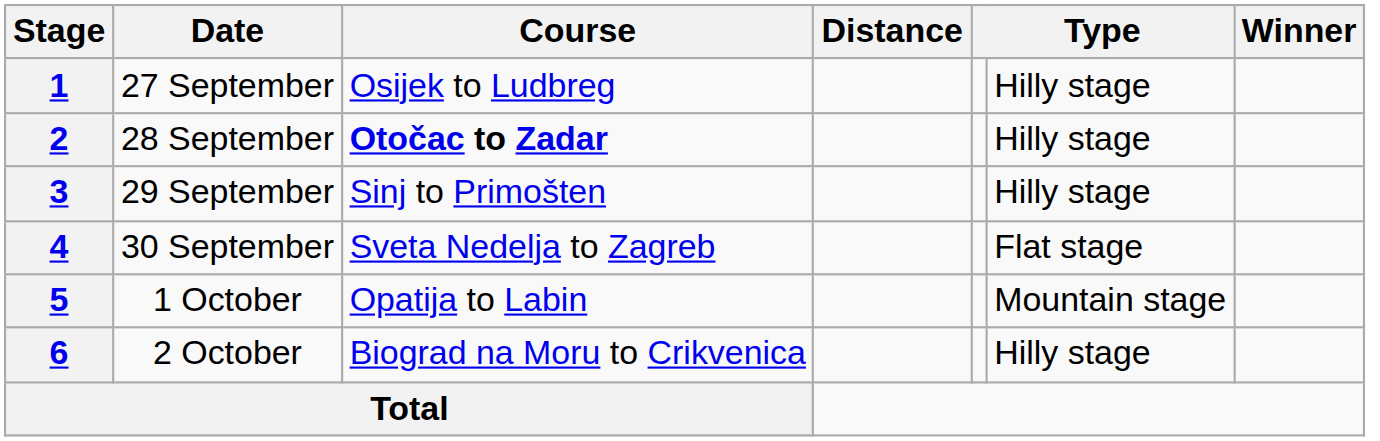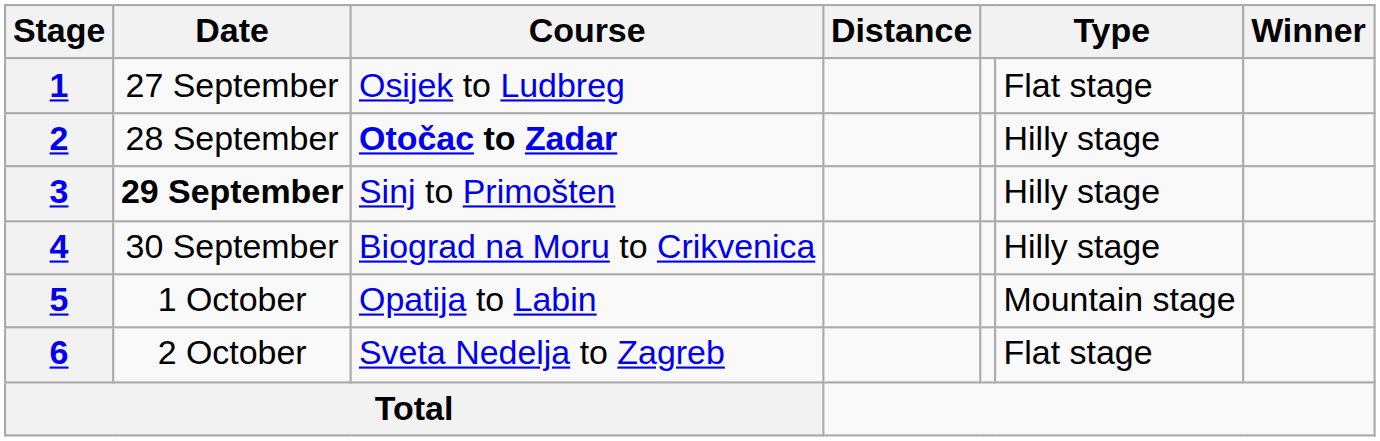(1072, 85) Hilly stage -> (1078, 85) Flat stage
(227, 192) normal -> (232, 192) bold
(533, 246) Sveta Nedelja to Zagreb -> (587, 246) Biograd na Moru to Crikvenica
(1069, 246) Flat stage -> (1082, 246) Hilly stage
(578, 354) Biograd na Moru to Crikvenica -> (542, 354) Sveta Nedelja to Zagreb
(1072, 354) Hilly stage -> (1078, 354) Flat stage
